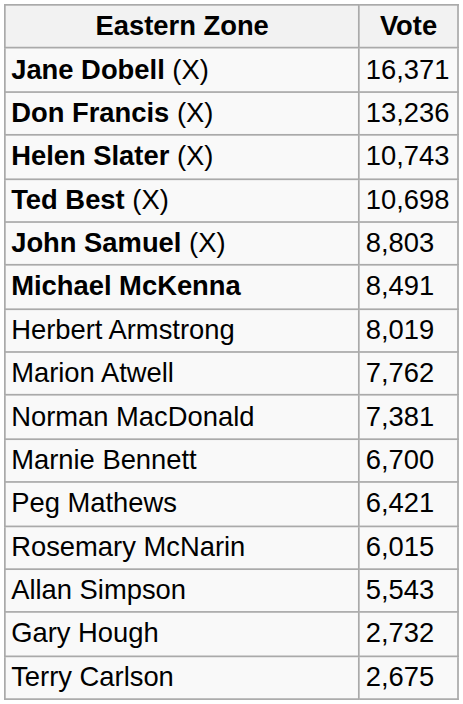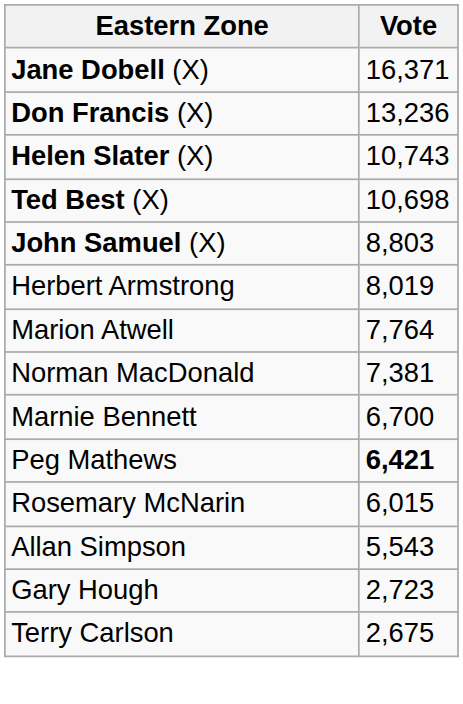- row: (126, 286)
(400, 373) 7,762 -> (400, 329) 7,764
(400, 503) normal -> (400, 460) bold
(400, 633) 2,732 -> (400, 590) 2,723
